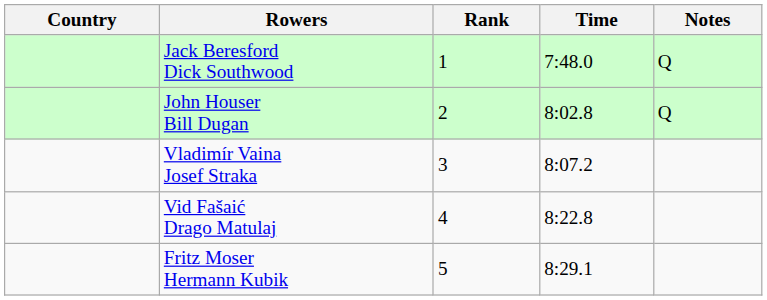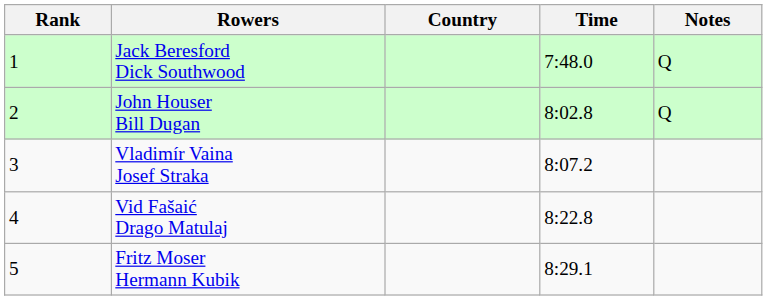columns swapped: (487, 19) <-> (82, 19)
